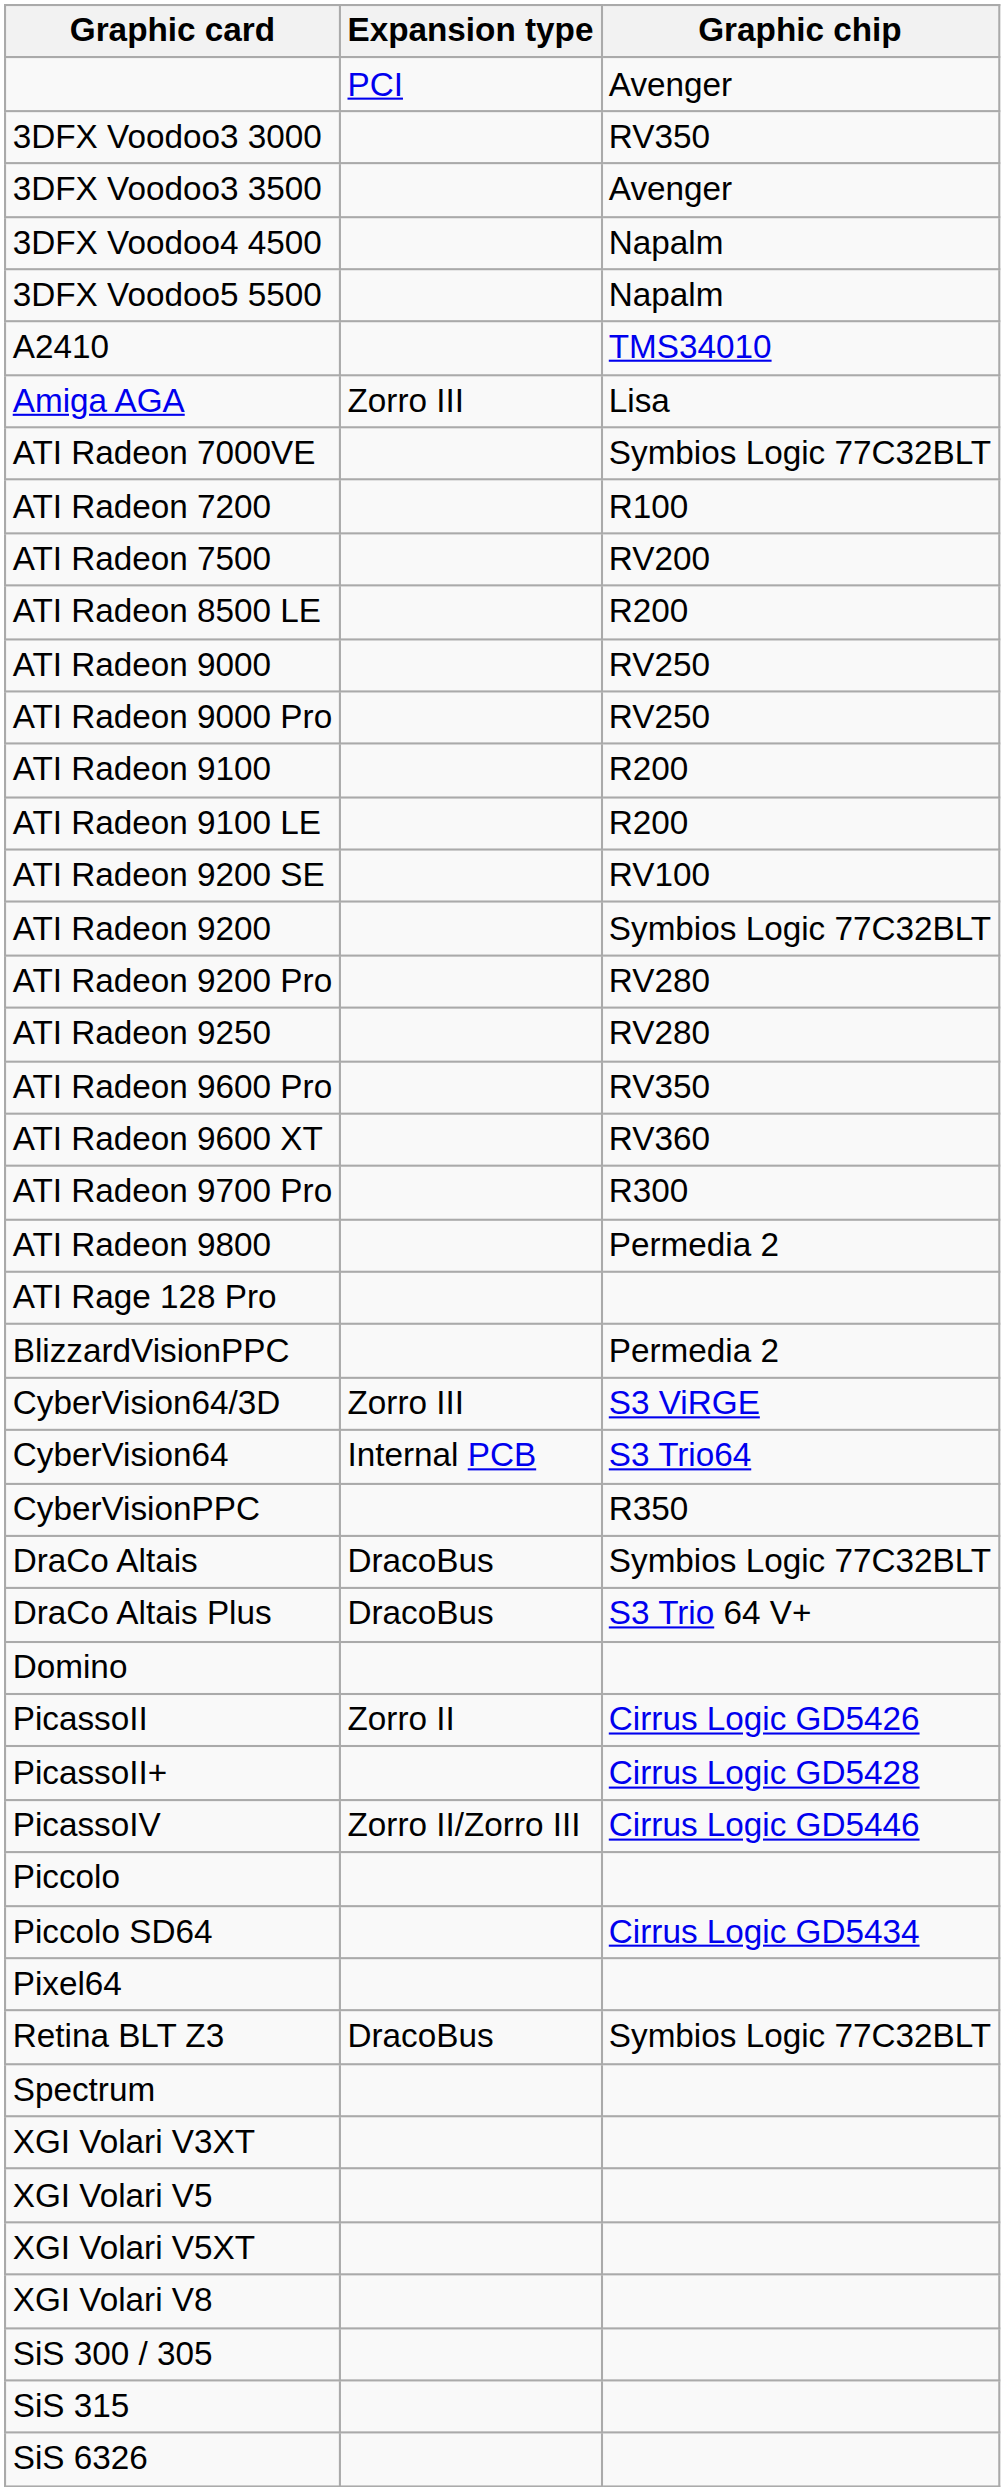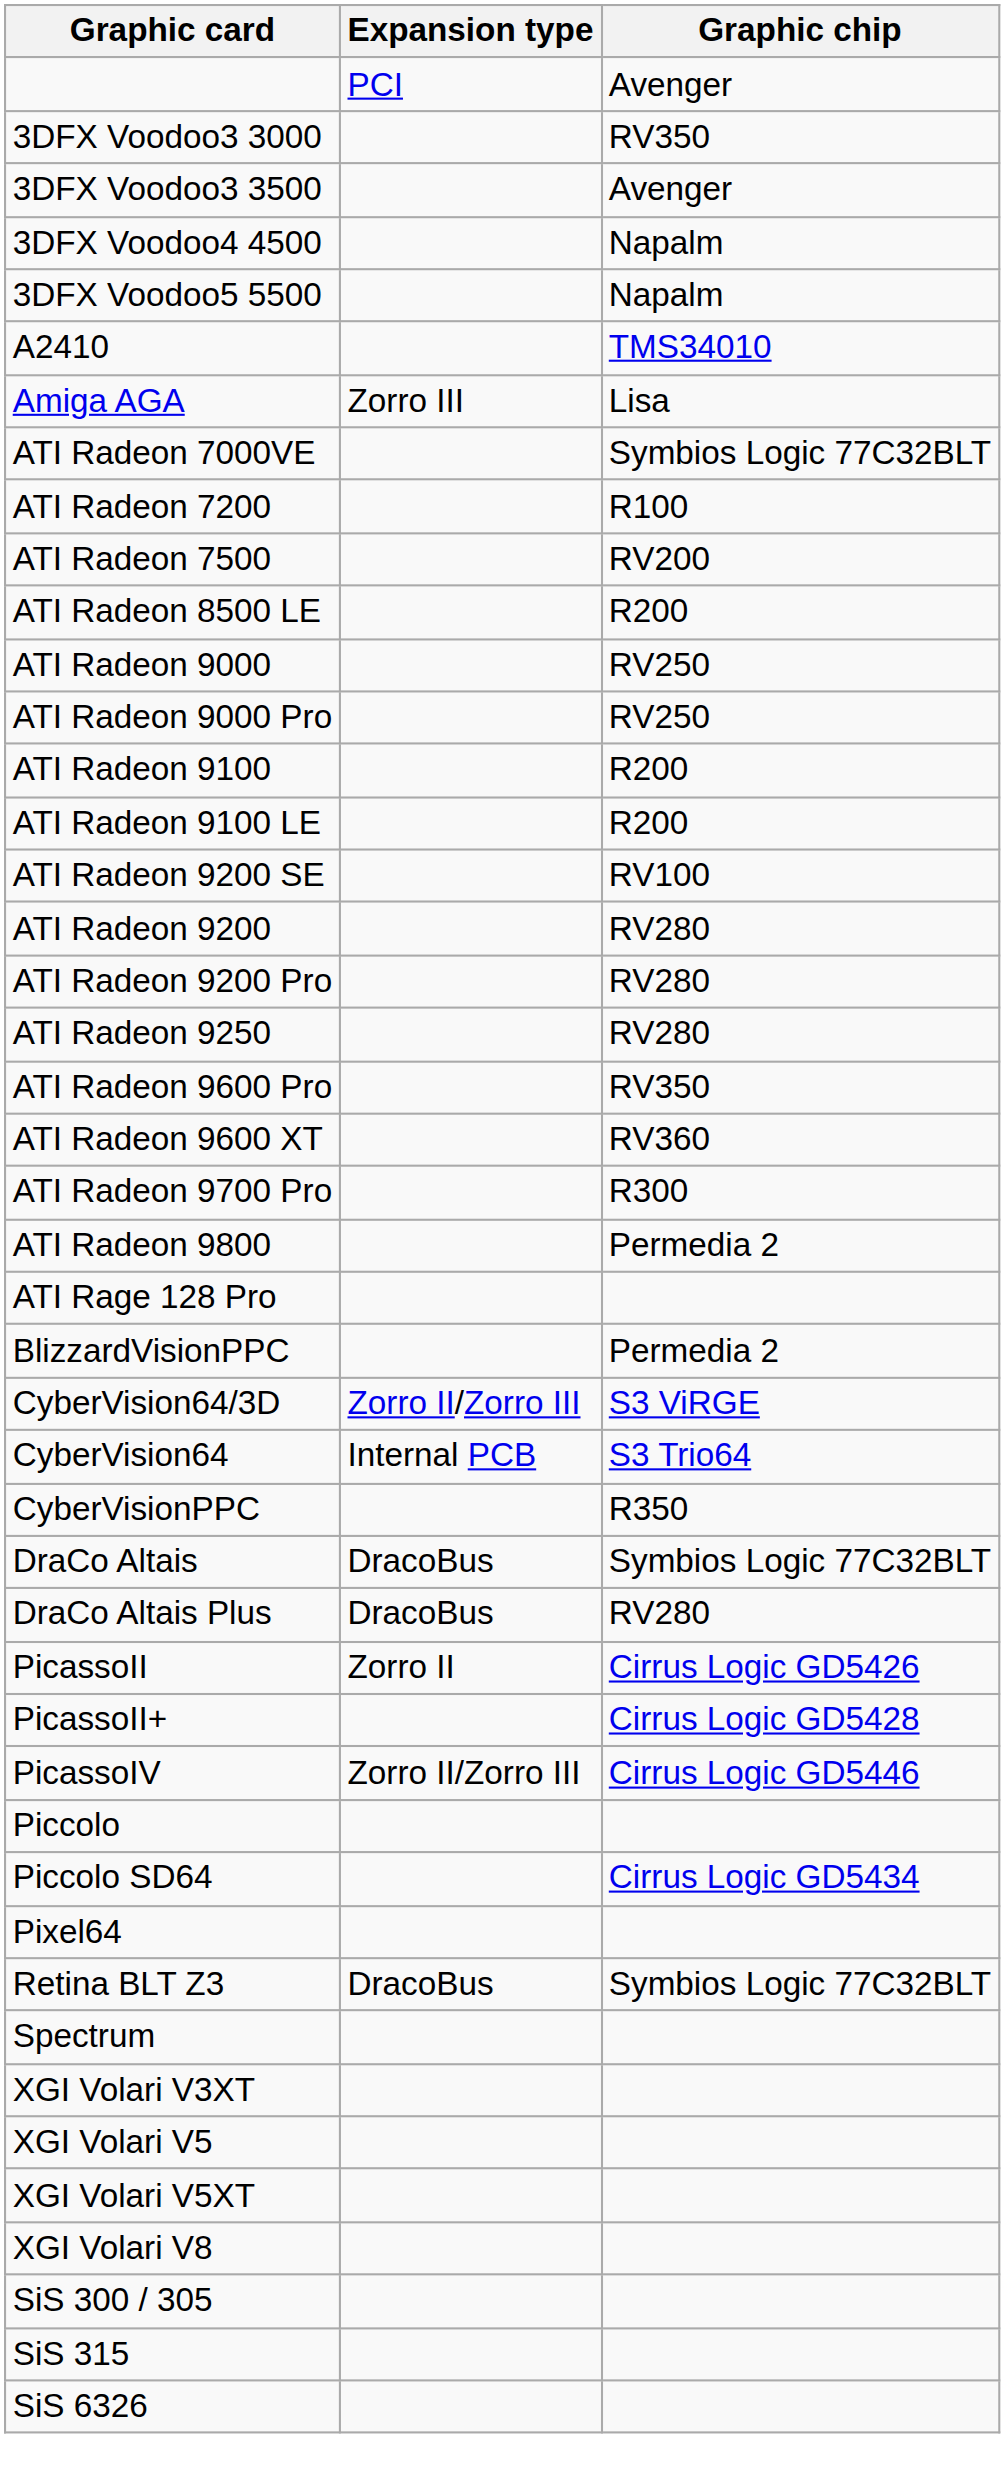(800, 928) Symbios Logic 77C32BLT -> (659, 928) RV280
(406, 1403) Zorro III -> (464, 1403) Zorro II/Zorro III
(710, 1614) S3 Trio 64 V+ -> (659, 1614) RV280
- row: (70, 1667)
